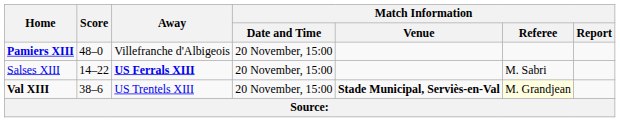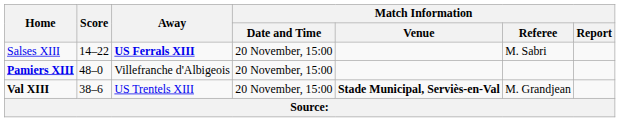rows swapped: (40, 51) <-> (34, 70)
(538, 88) lightyellow background -> (538, 88) no background
